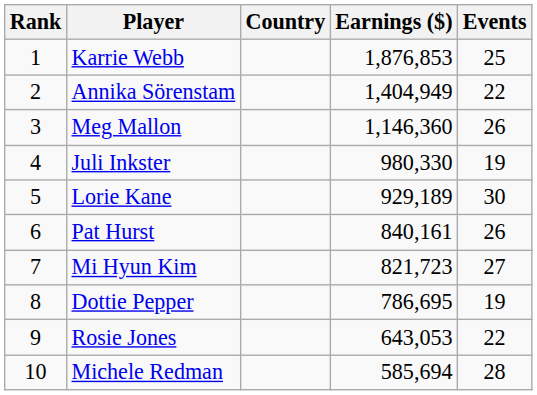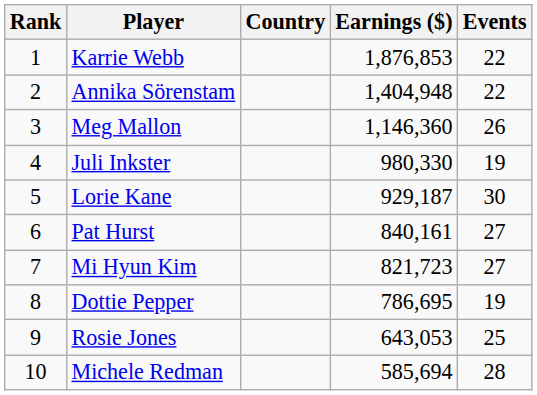(495, 57) 25 -> (495, 57) 22
(408, 92) 1,404,949 -> (408, 92) 1,404,948
(417, 197) 929,189 -> (417, 197) 929,187
(495, 232) 26 -> (495, 232) 27
(495, 337) 22 -> (495, 337) 25
